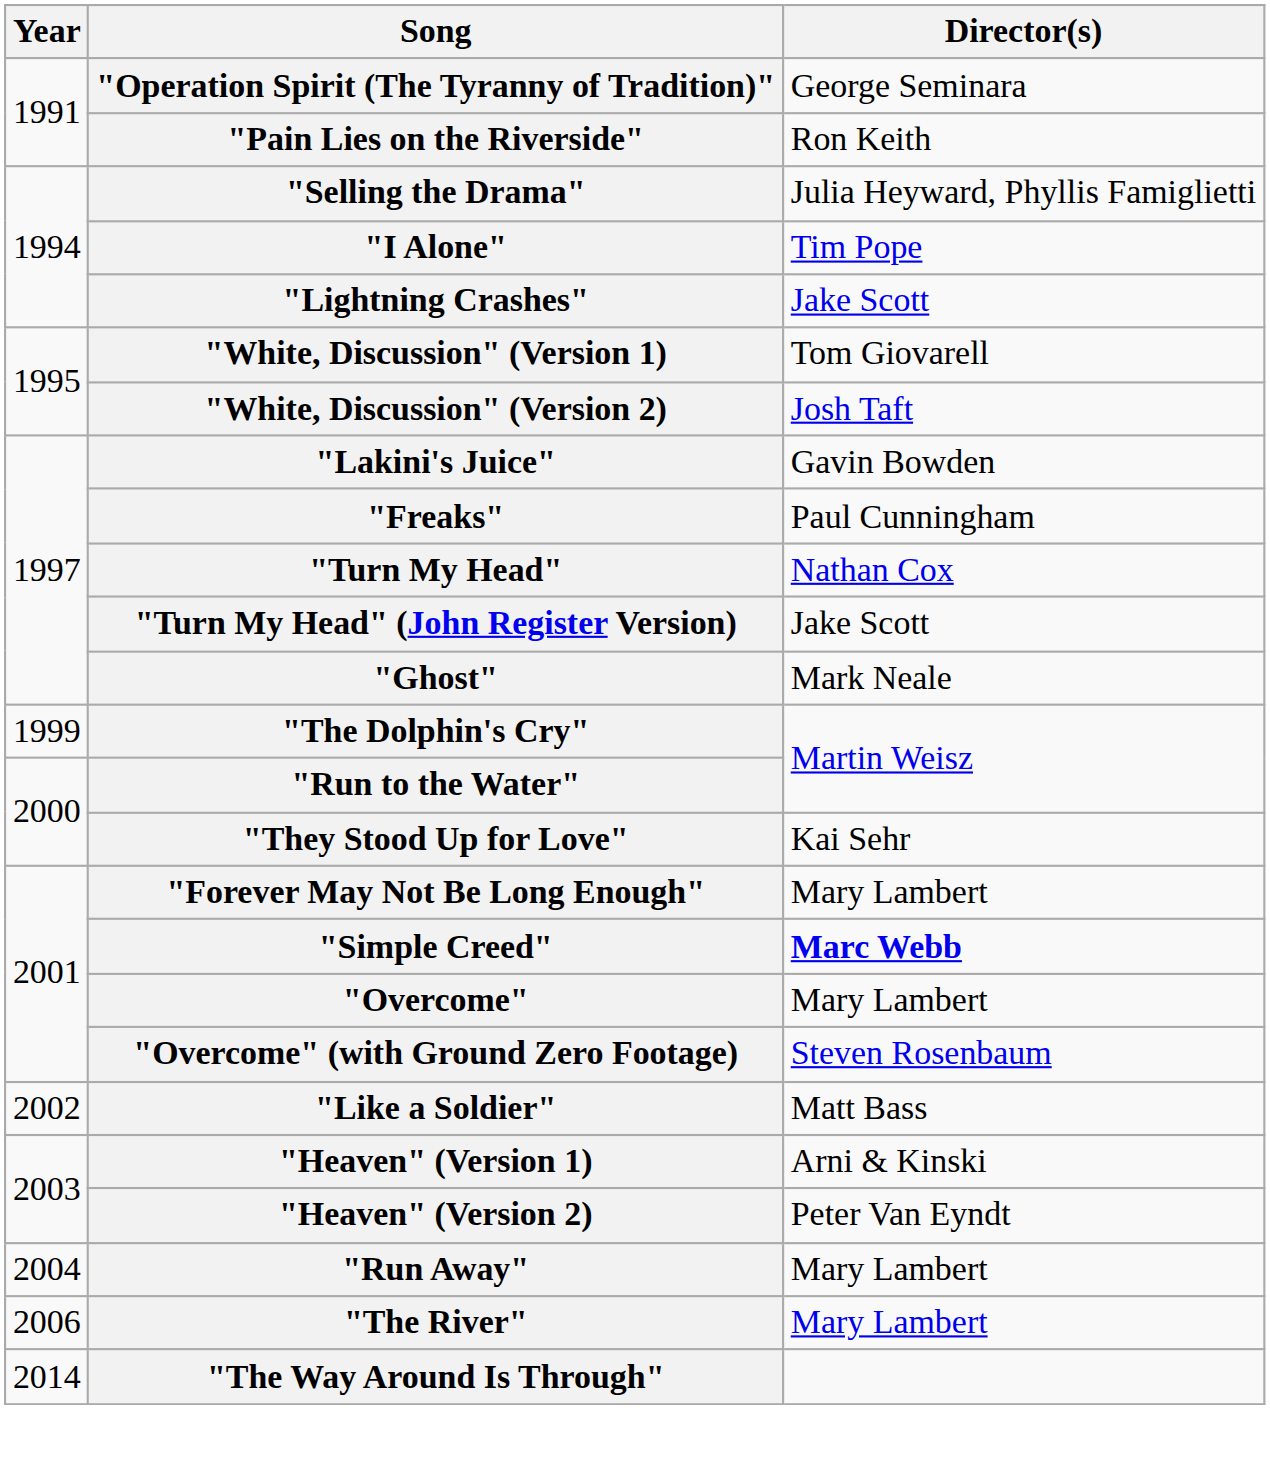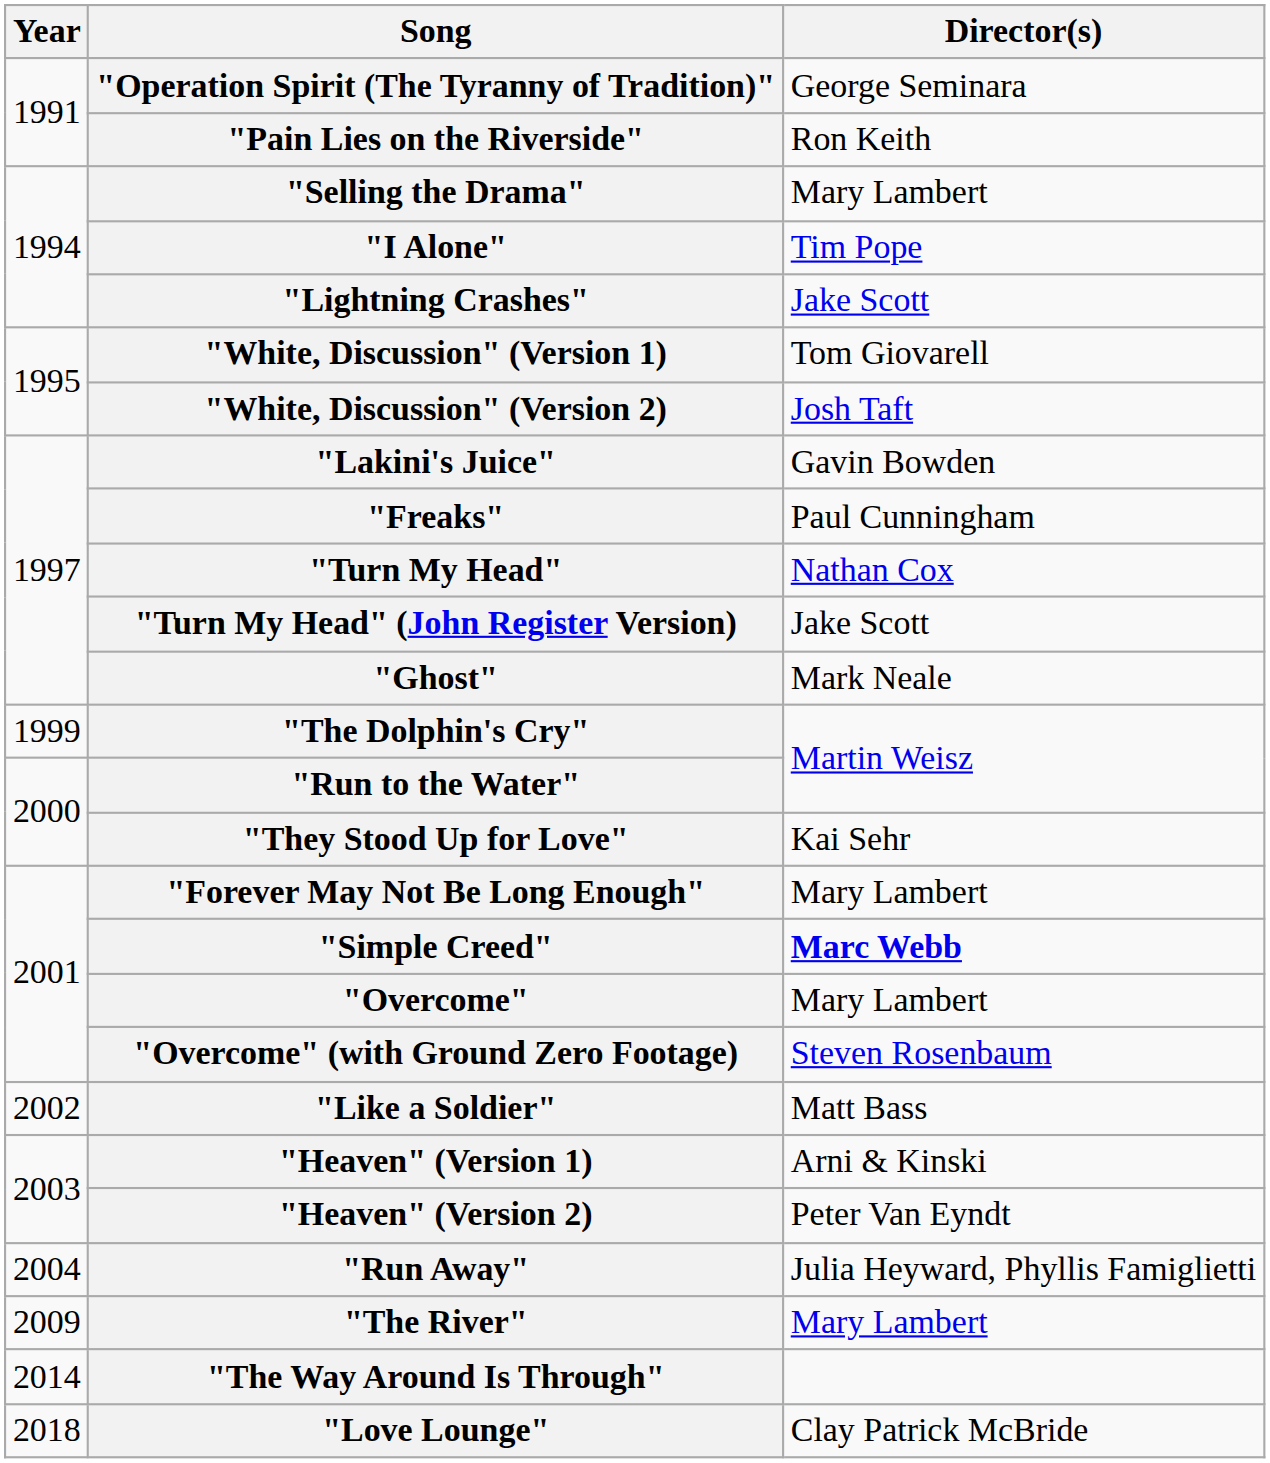(1023, 192) Julia Heyward, Phyllis Famiglietti -> (889, 192) Mary Lambert
(889, 1268) Mary Lambert -> (1023, 1268) Julia Heyward, Phyllis Famiglietti
(47, 1322) 2006 -> (47, 1322) 2009
+ row: (436, 1430)
